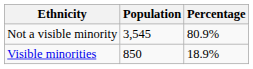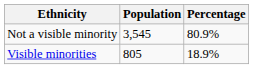(132, 53) 850 -> (132, 53) 805
